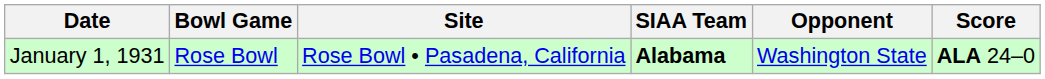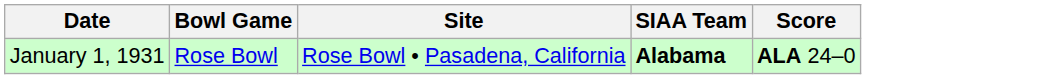- column: (842, 21)
